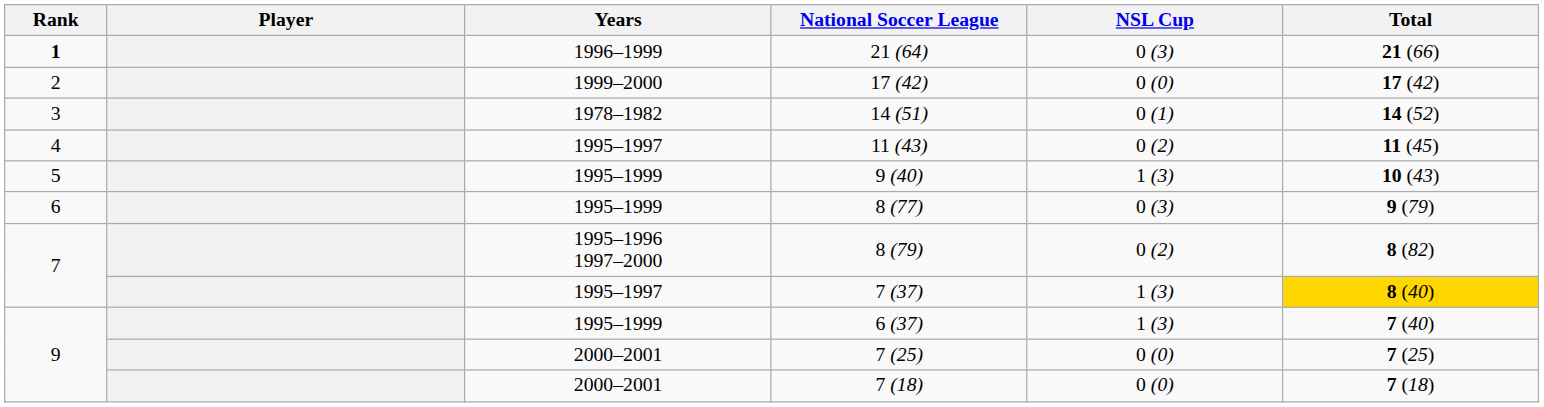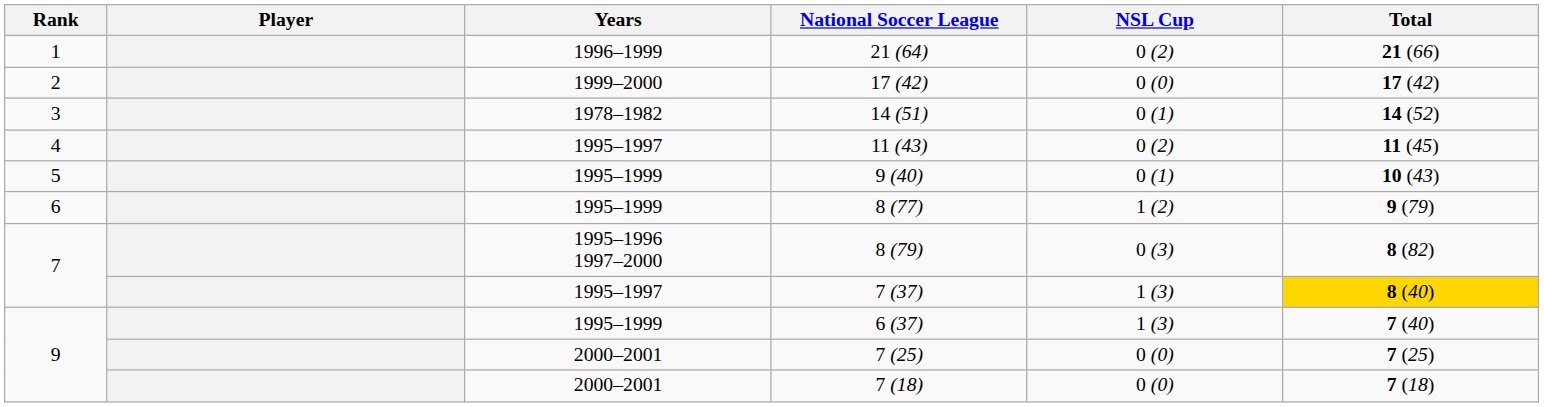(56, 51) bold -> (56, 51) normal
(1155, 51) 0 (3) -> (1155, 51) 0 (2)
(1155, 176) 1 (3) -> (1155, 176) 0 (1)
(1155, 207) 0 (3) -> (1155, 207) 1 (2)
(1155, 249) 0 (2) -> (1155, 249) 0 (3)
